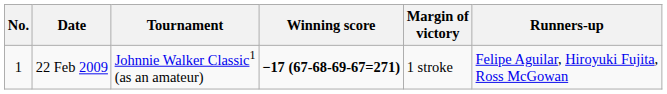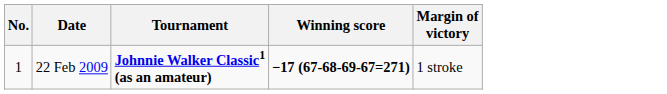- column: (567, 25)
(185, 67) normal -> (190, 67) bold
